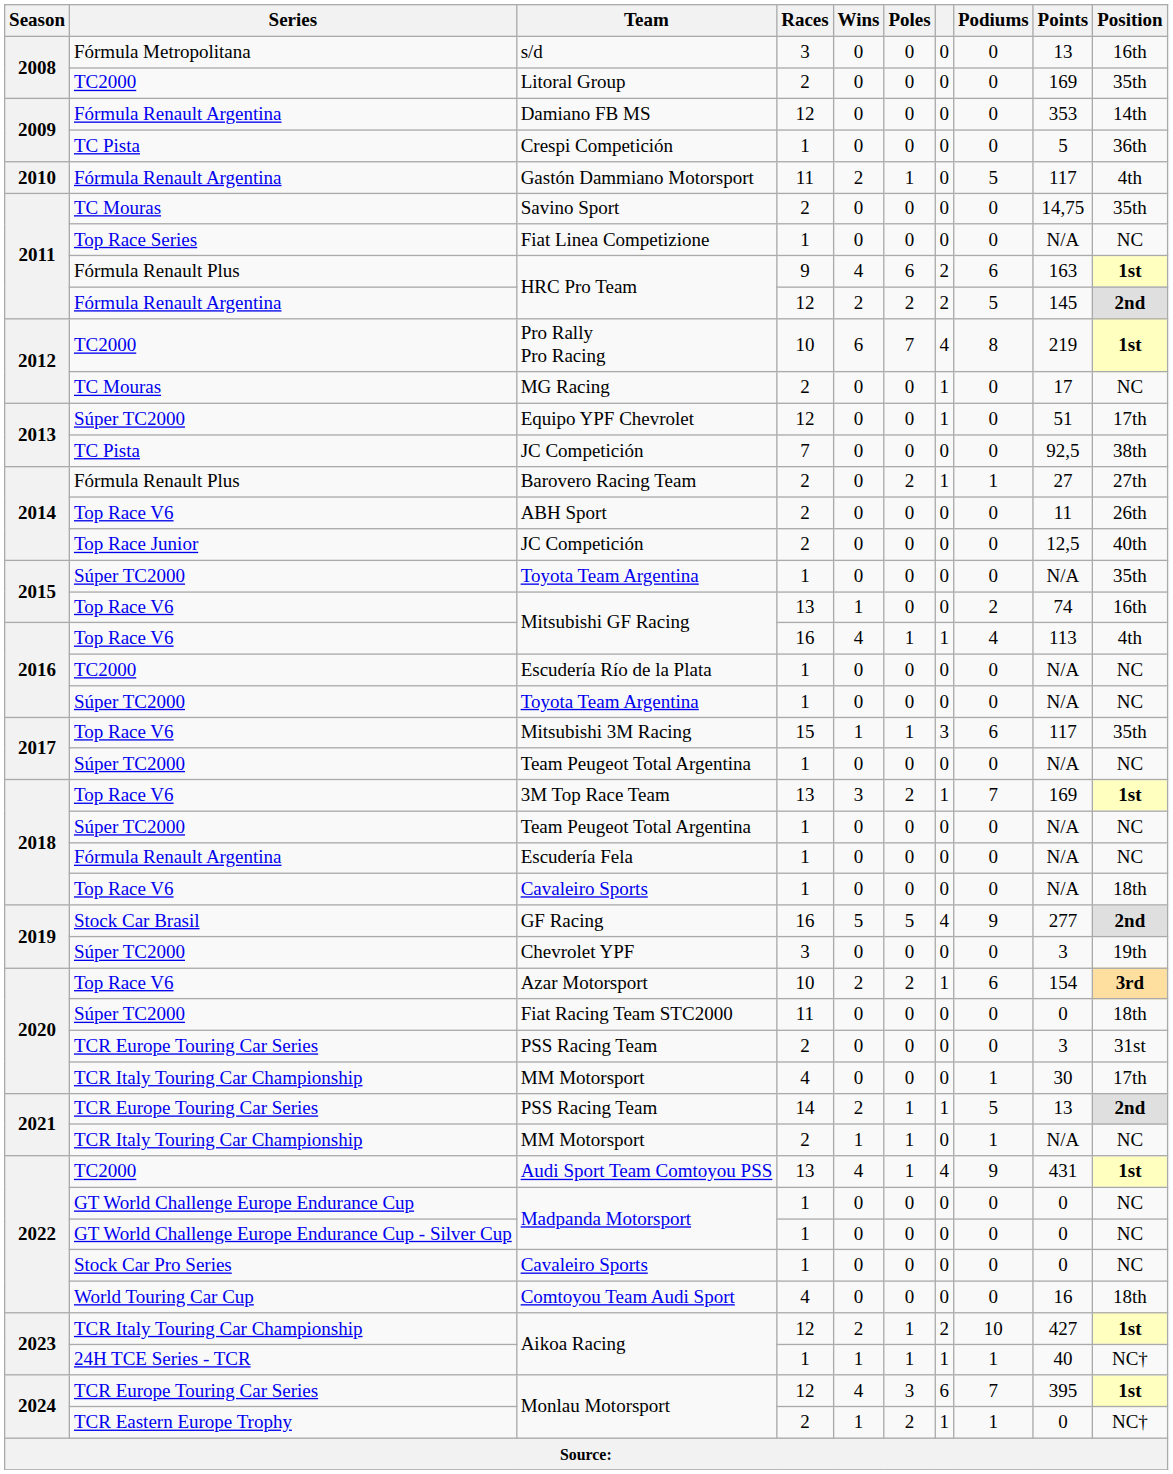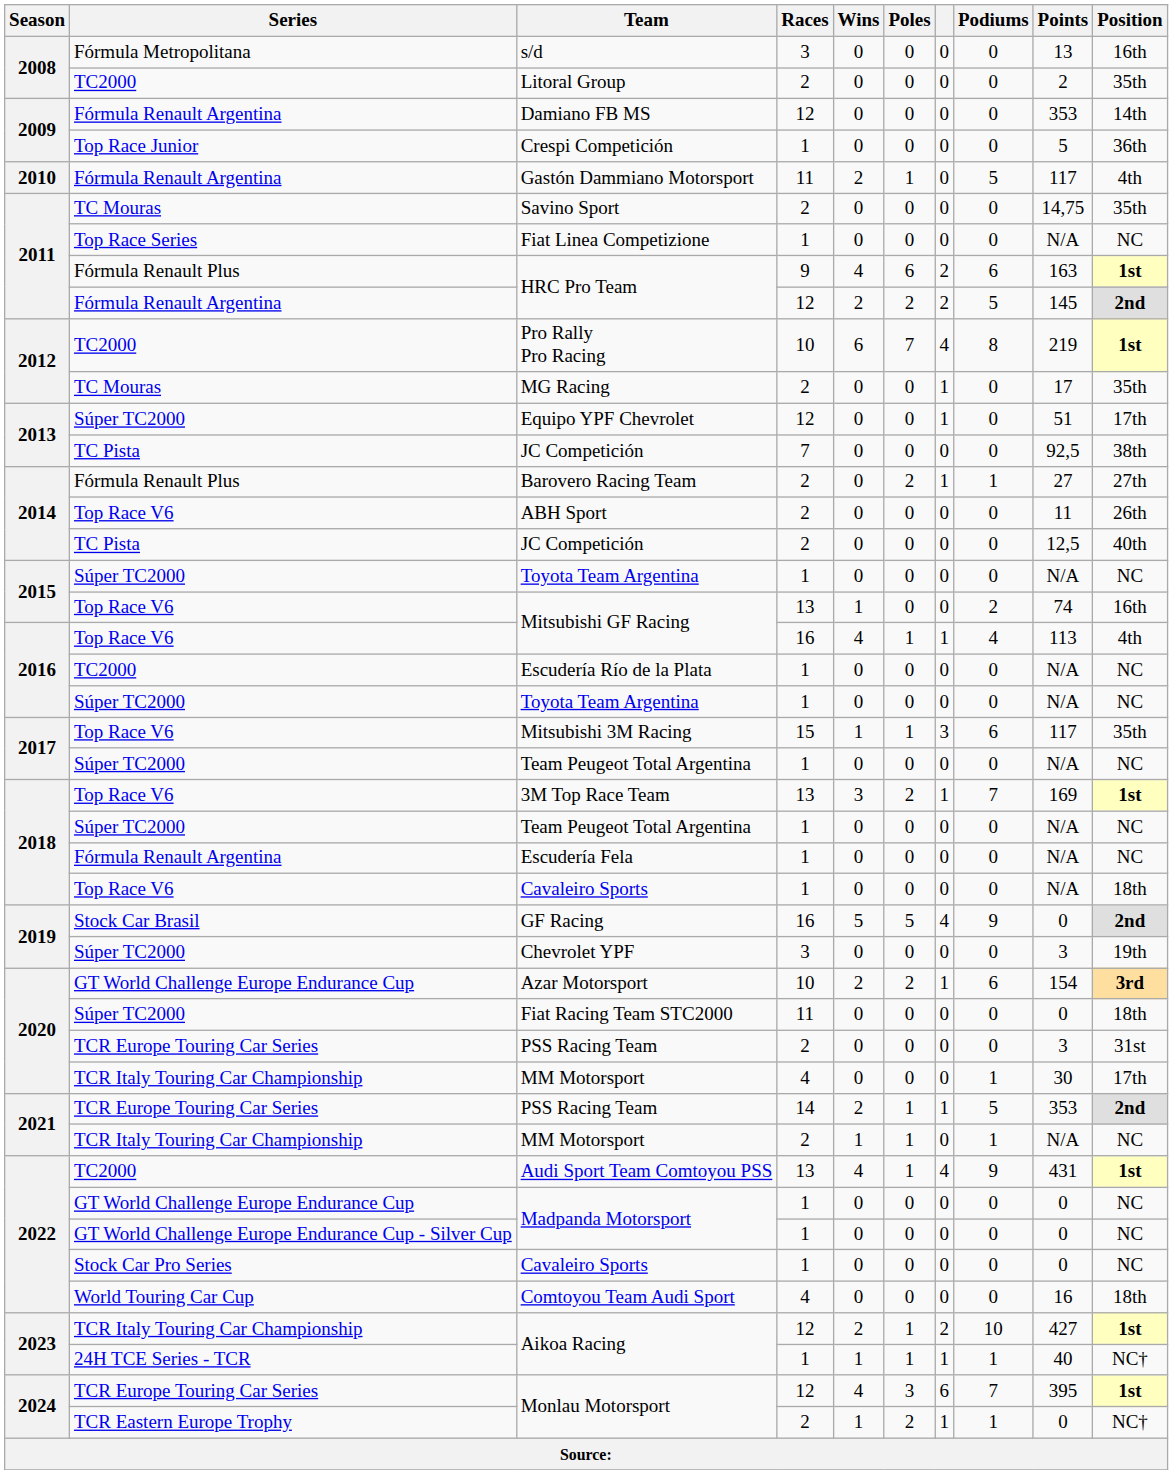(1063, 83) 169 -> (1063, 83) 2
(107, 145) TC Pista -> (136, 145) Top Race Junior
(1130, 387) NC -> (1130, 387) 35th
(136, 544) Top Race Junior -> (107, 544) TC Pista
(1130, 575) 35th -> (1130, 575) NC
(1063, 920) 277 -> (1063, 920) 0
(124, 983) Top Race V6 -> (244, 983) GT World Challenge Europe Endurance Cup
(1063, 1108) 13 -> (1063, 1108) 353
